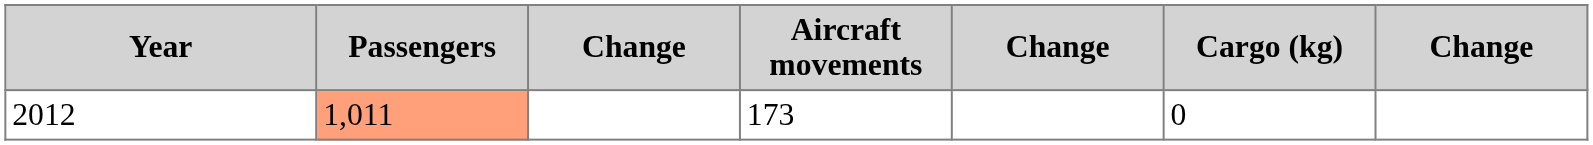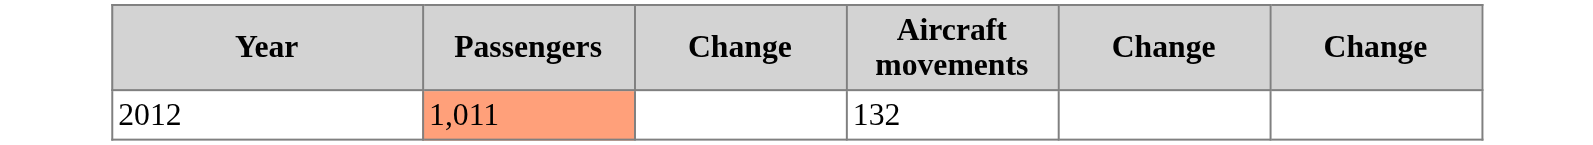- column: (1270, 47)
(771, 114) 173 -> (877, 114) 132
